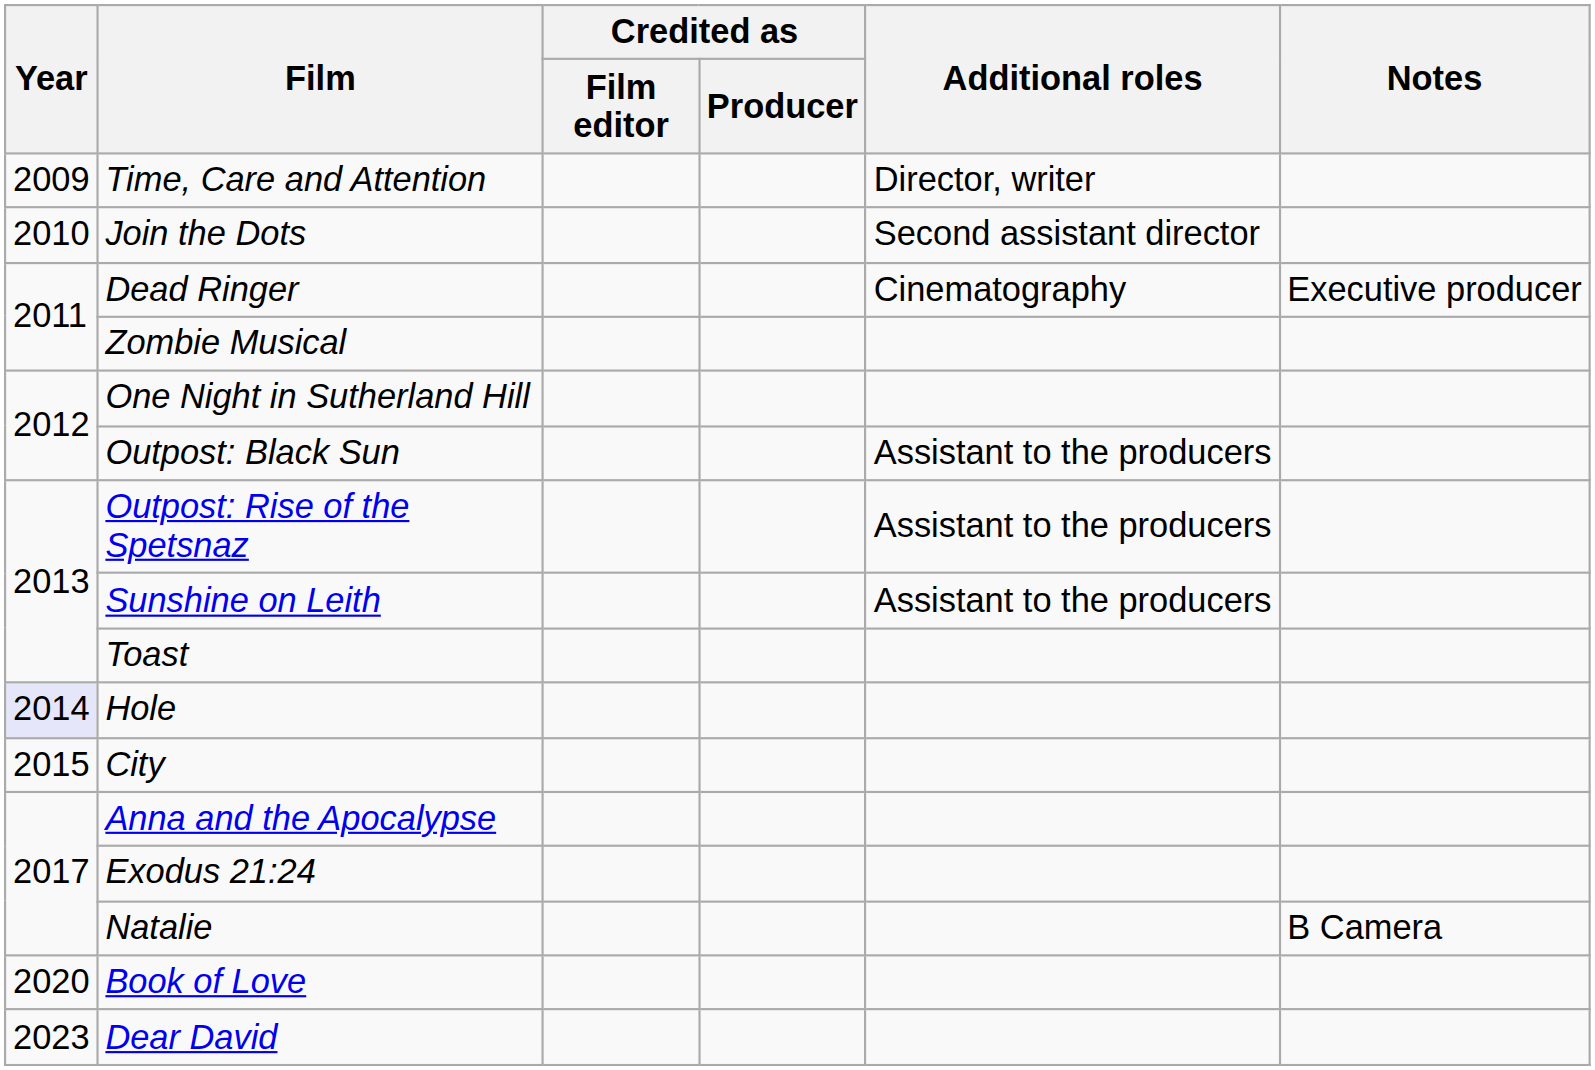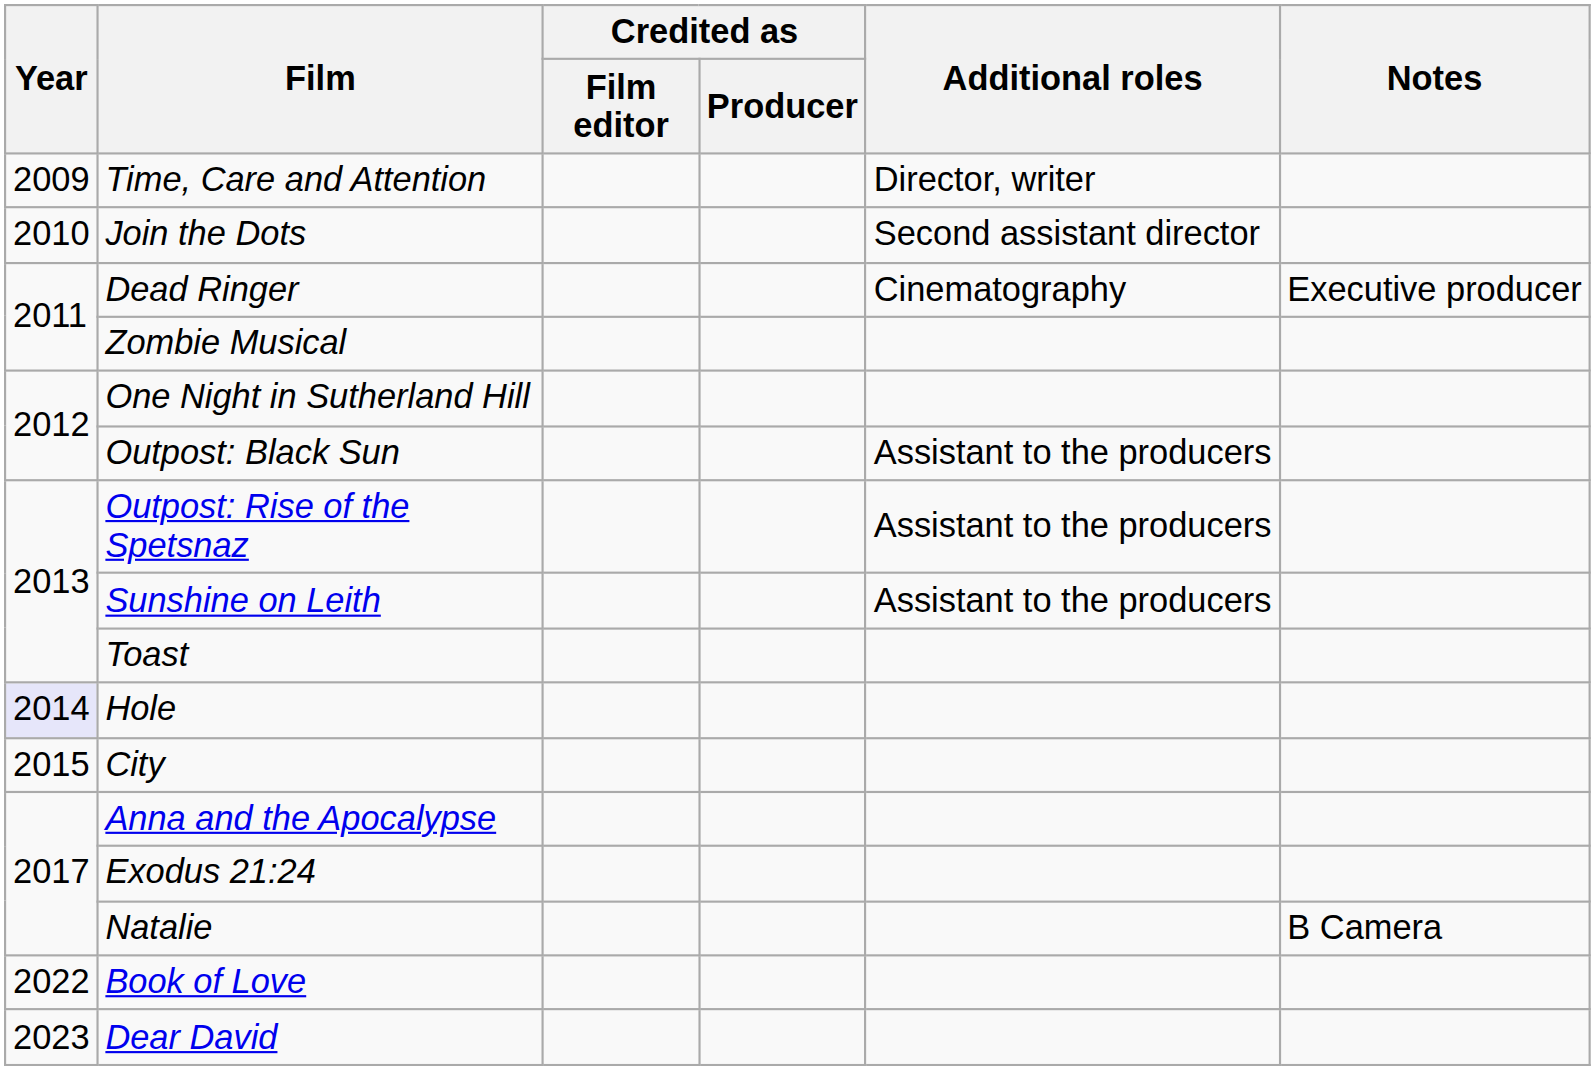(51, 982) 2020 -> (51, 982) 2022
